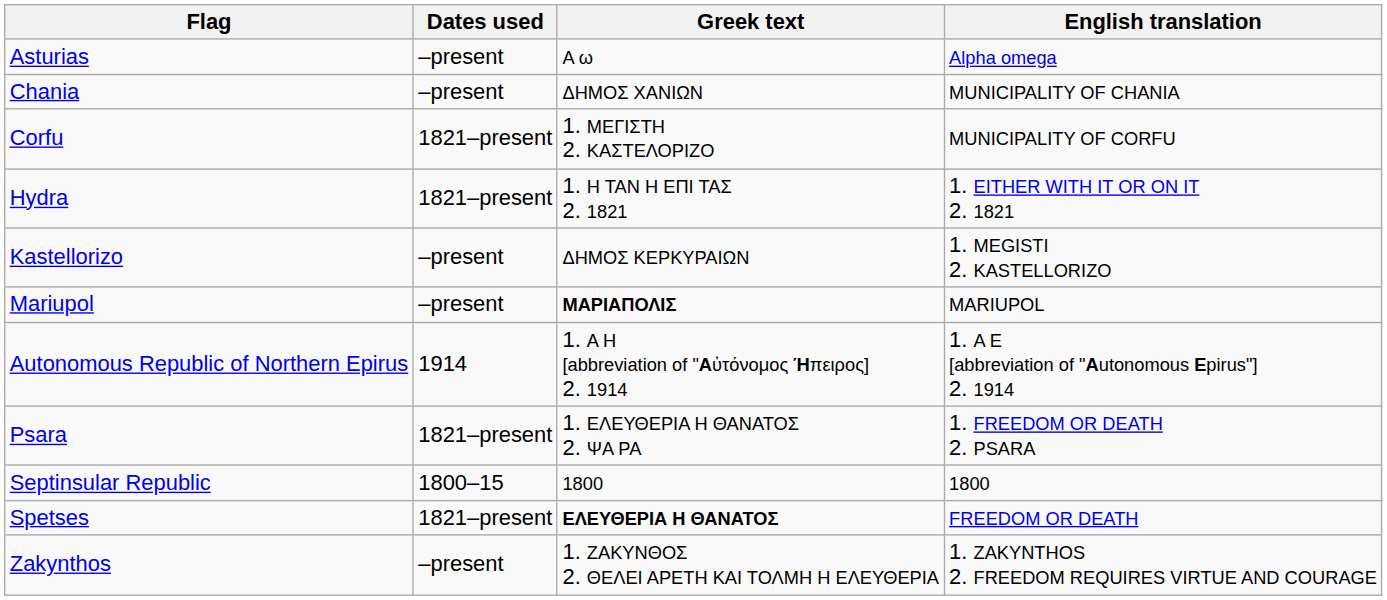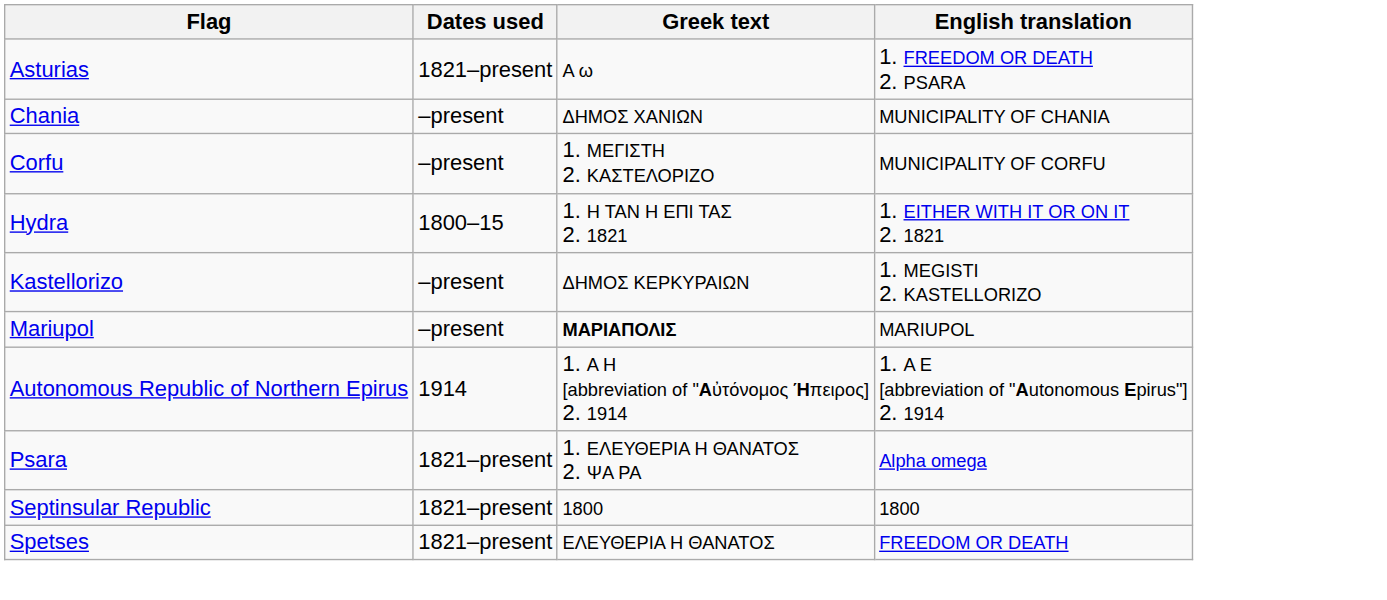(461, 56) –present -> (485, 68) 1821–present
(1003, 58) Alpha omega -> (986, 68) 1. FREEDOM OR DEATH 2. PSARA
(485, 138) 1821–present -> (461, 163) –present
(485, 197) 1821–present -> (461, 222) 1800–15
(1056, 435) 1. FREEDOM OR DEATH 2. PSARA -> (933, 461) Alpha omega
(461, 482) 1800–15 -> (485, 507) 1821–present
(670, 517) bold -> (669, 543) normal
- row: (60, 564)
